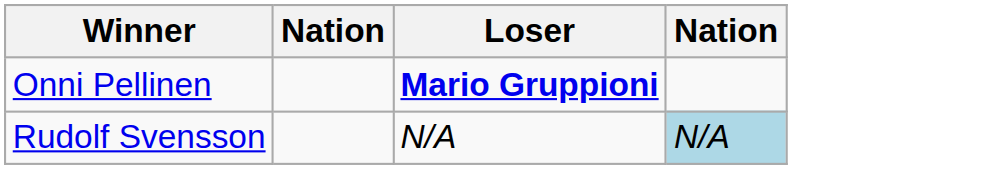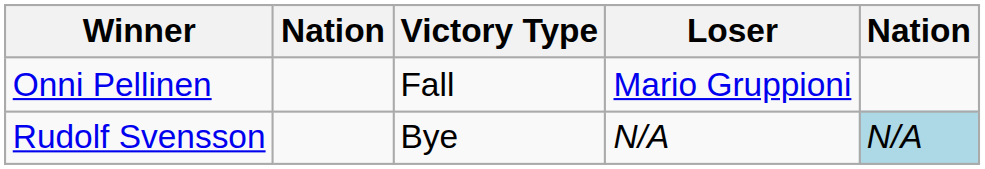+ column: (499, 31)
(530, 84) bold -> (732, 84) normal
